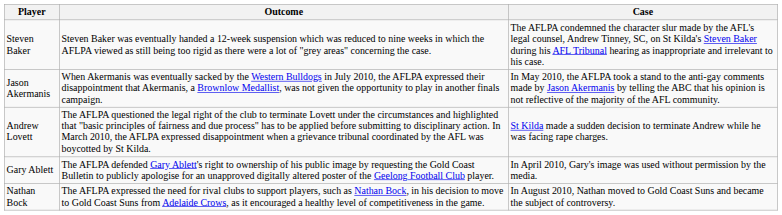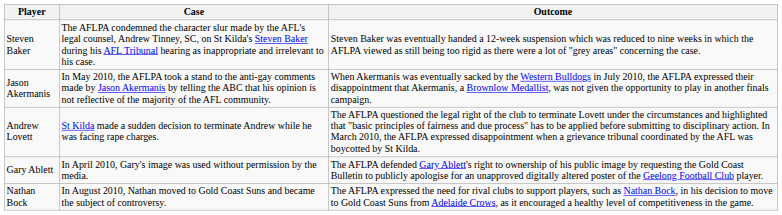columns swapped: (643, 12) <-> (284, 12)
